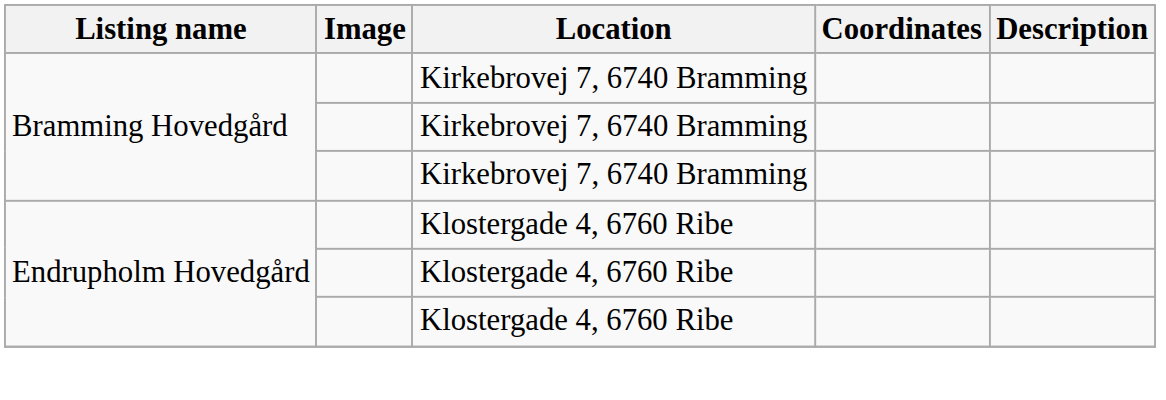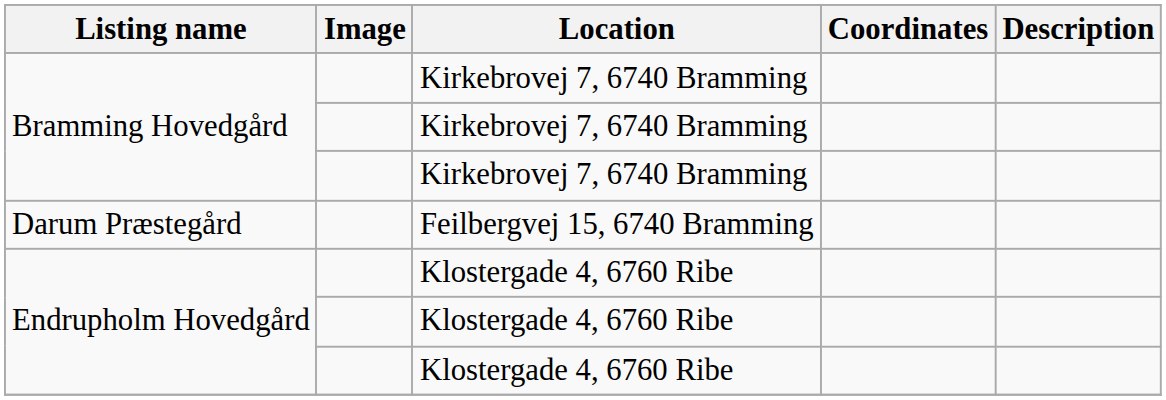+ row: (127, 223)
